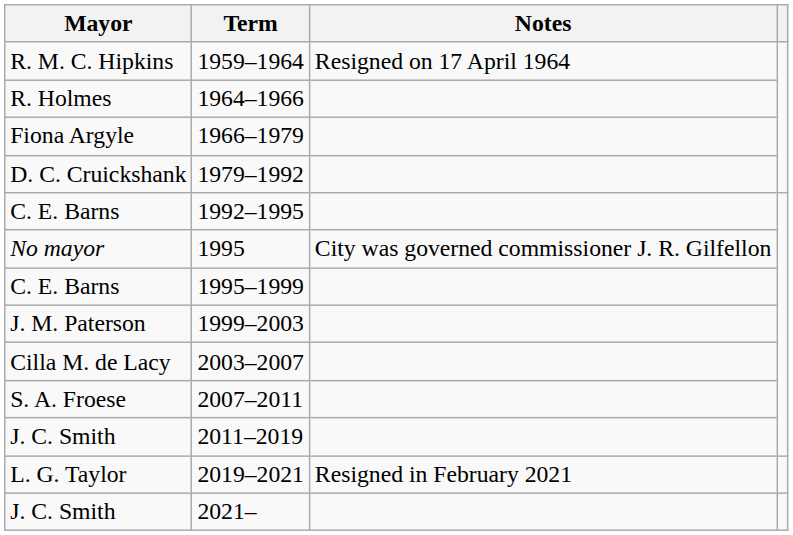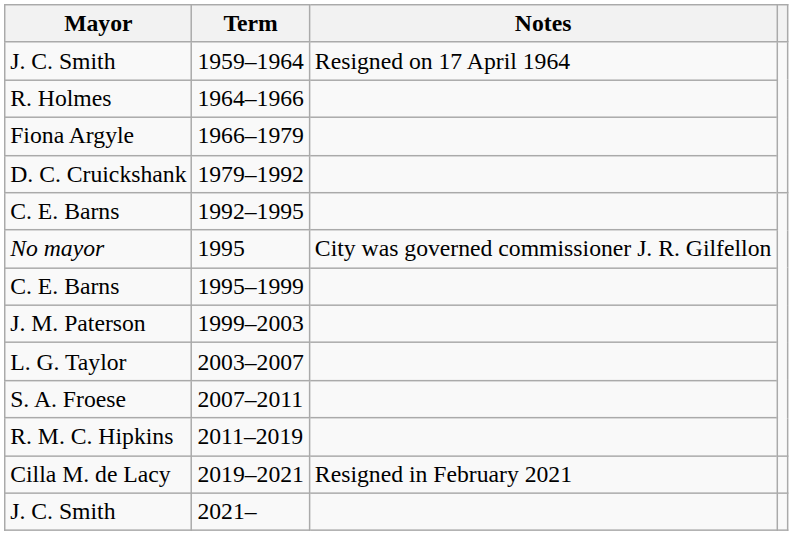(92, 60) R. M. C. Hipkins -> (63, 60) J. C. Smith
(90, 361) Cilla M. de Lacy -> (68, 361) L. G. Taylor
(63, 436) J. C. Smith -> (92, 436) R. M. C. Hipkins
(68, 473) L. G. Taylor -> (90, 473) Cilla M. de Lacy
